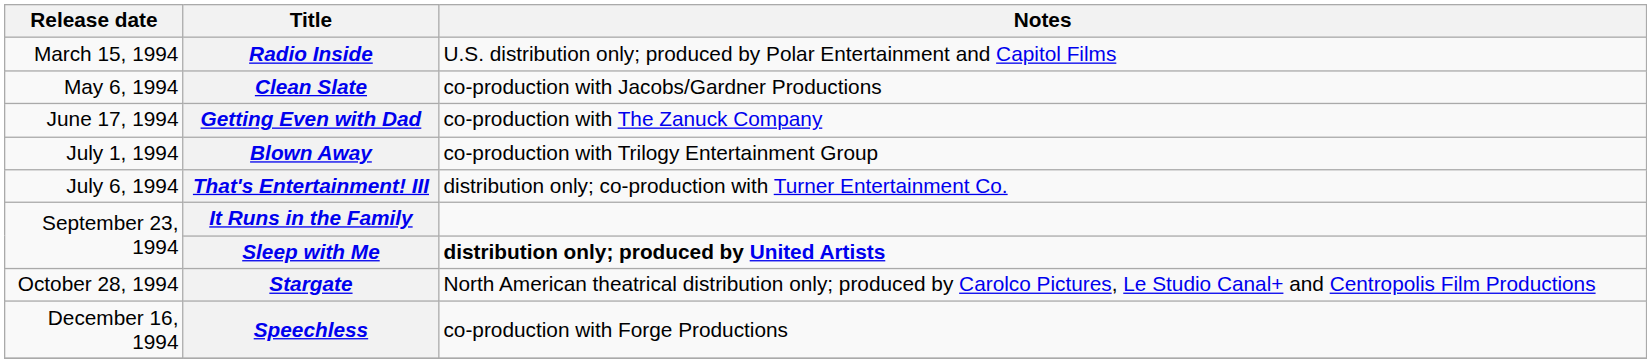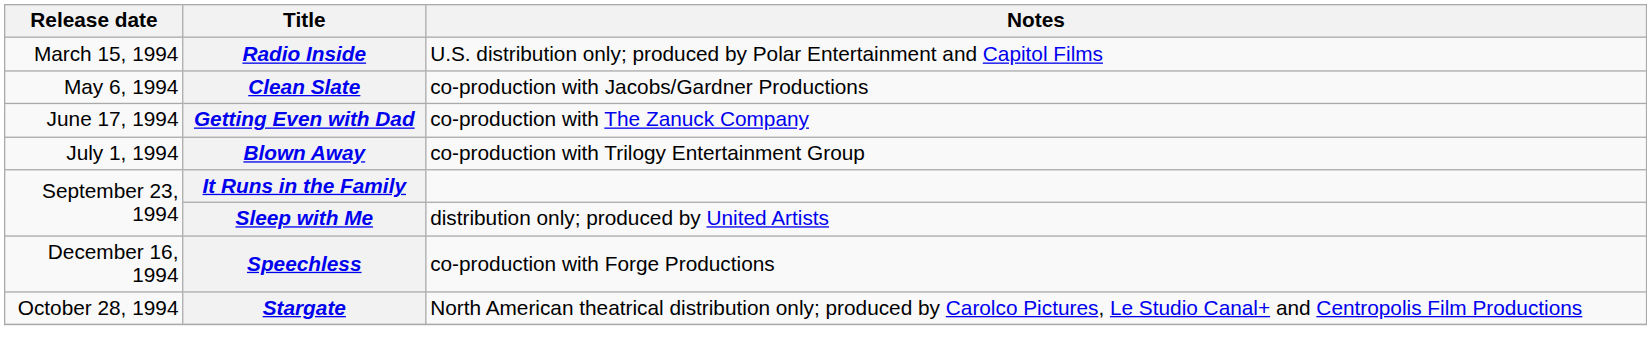- row: (311, 185)
(664, 251) bold -> (630, 218) normal
rows swapped: (311, 284) <-> (311, 329)
